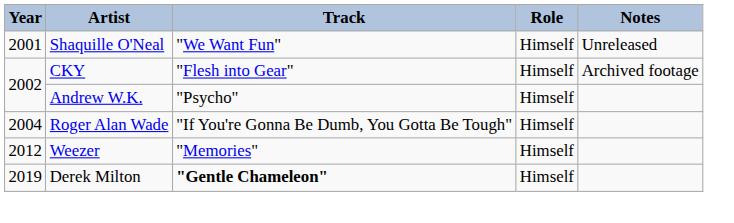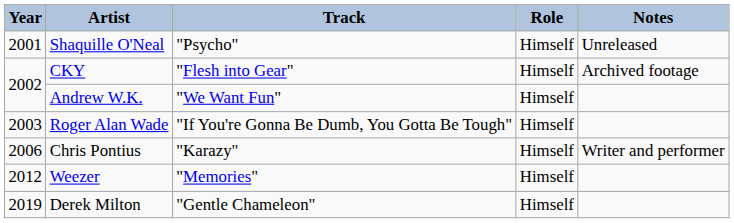(229, 44) "We Want Fun" -> (207, 44) "Psycho"
(207, 97) "Psycho" -> (229, 97) "We Want Fun"
(25, 124) 2004 -> (25, 124) 2003
+ row: (95, 151)
(252, 177) bold -> (246, 204) normal
